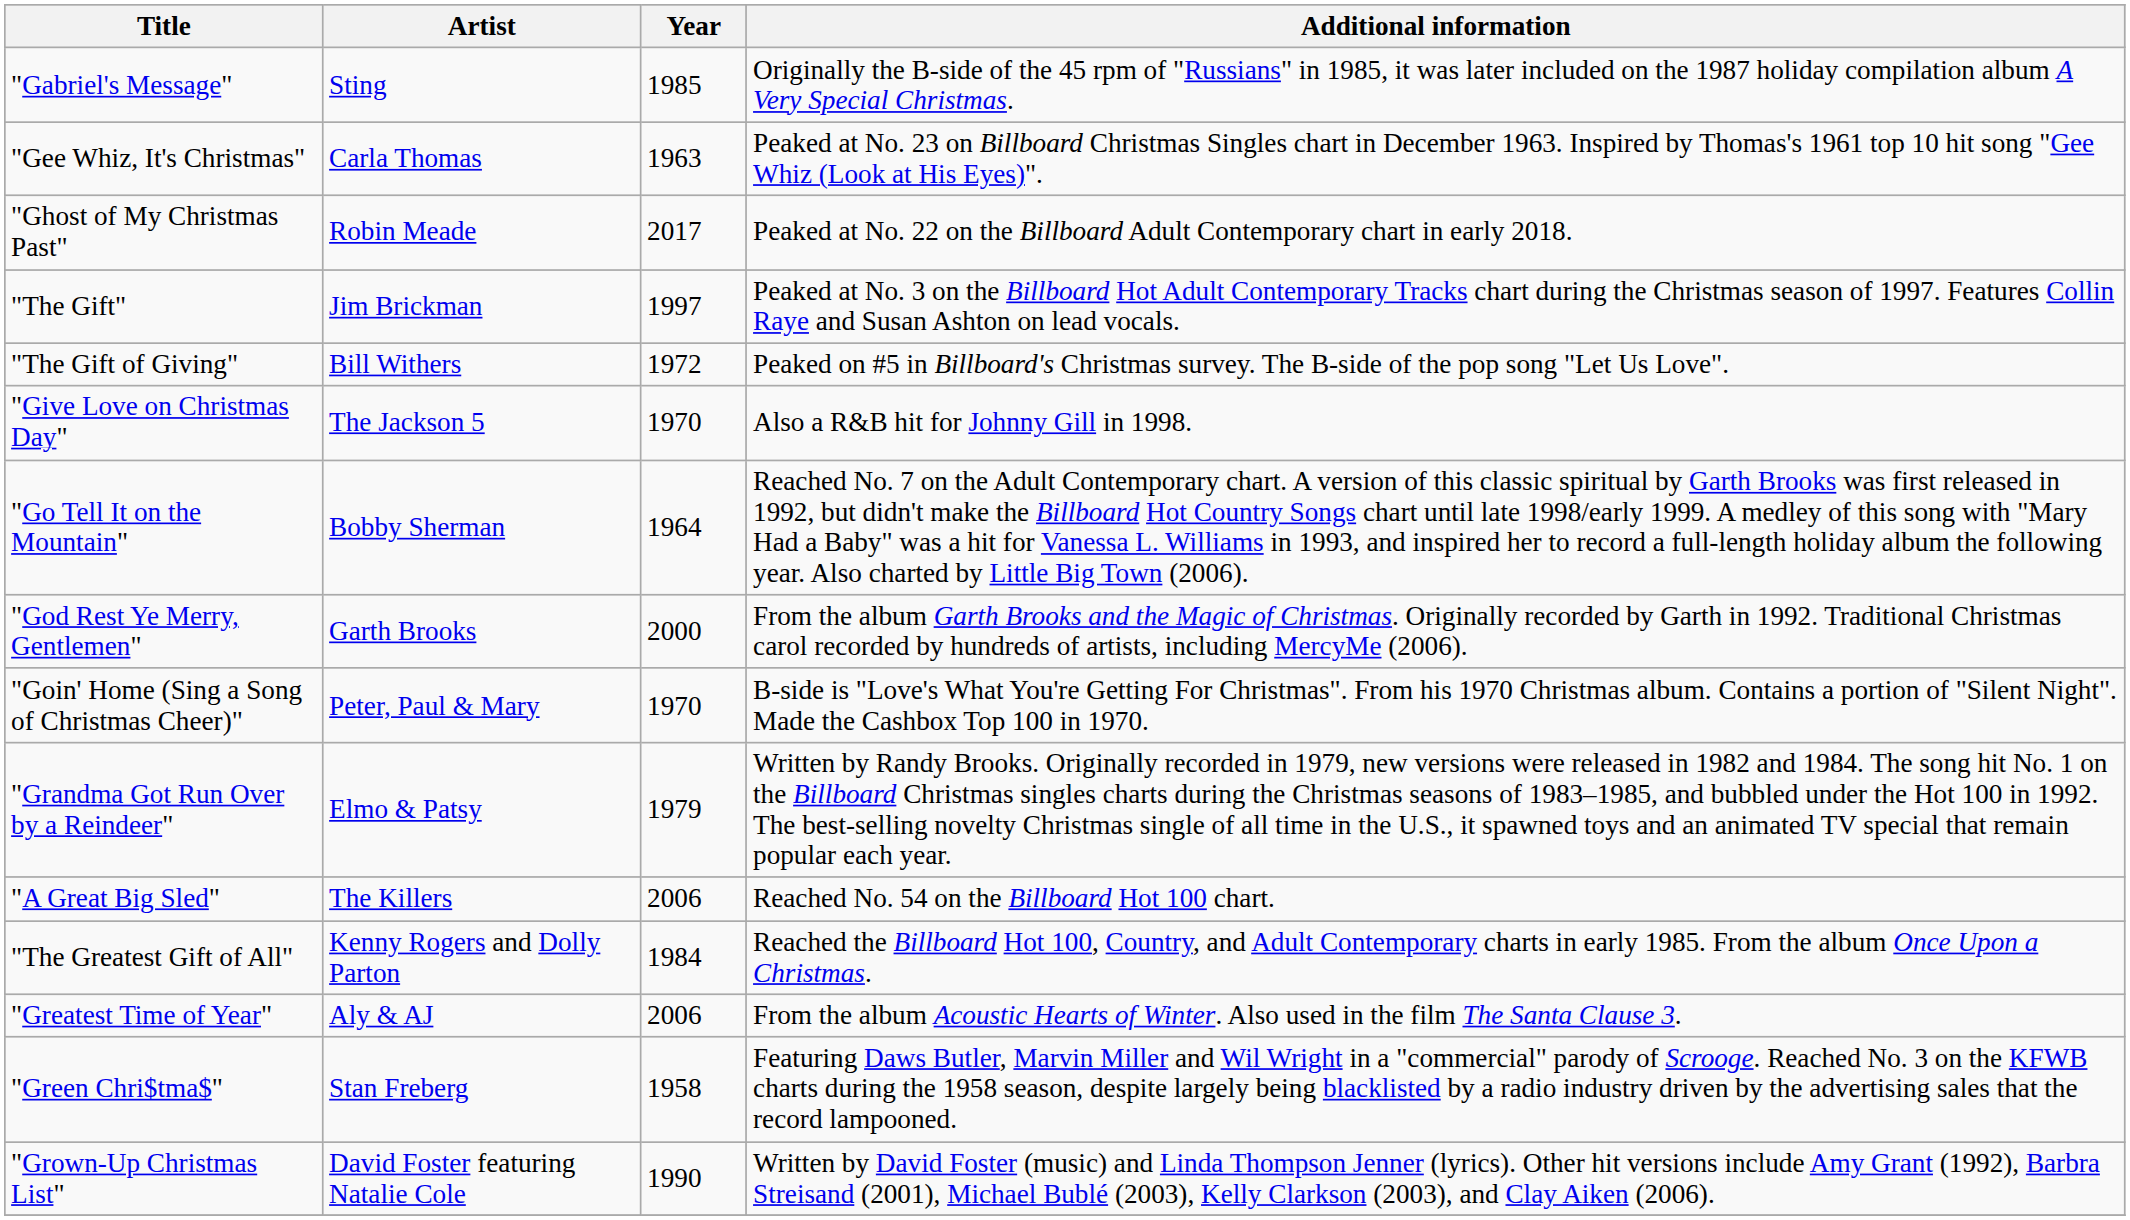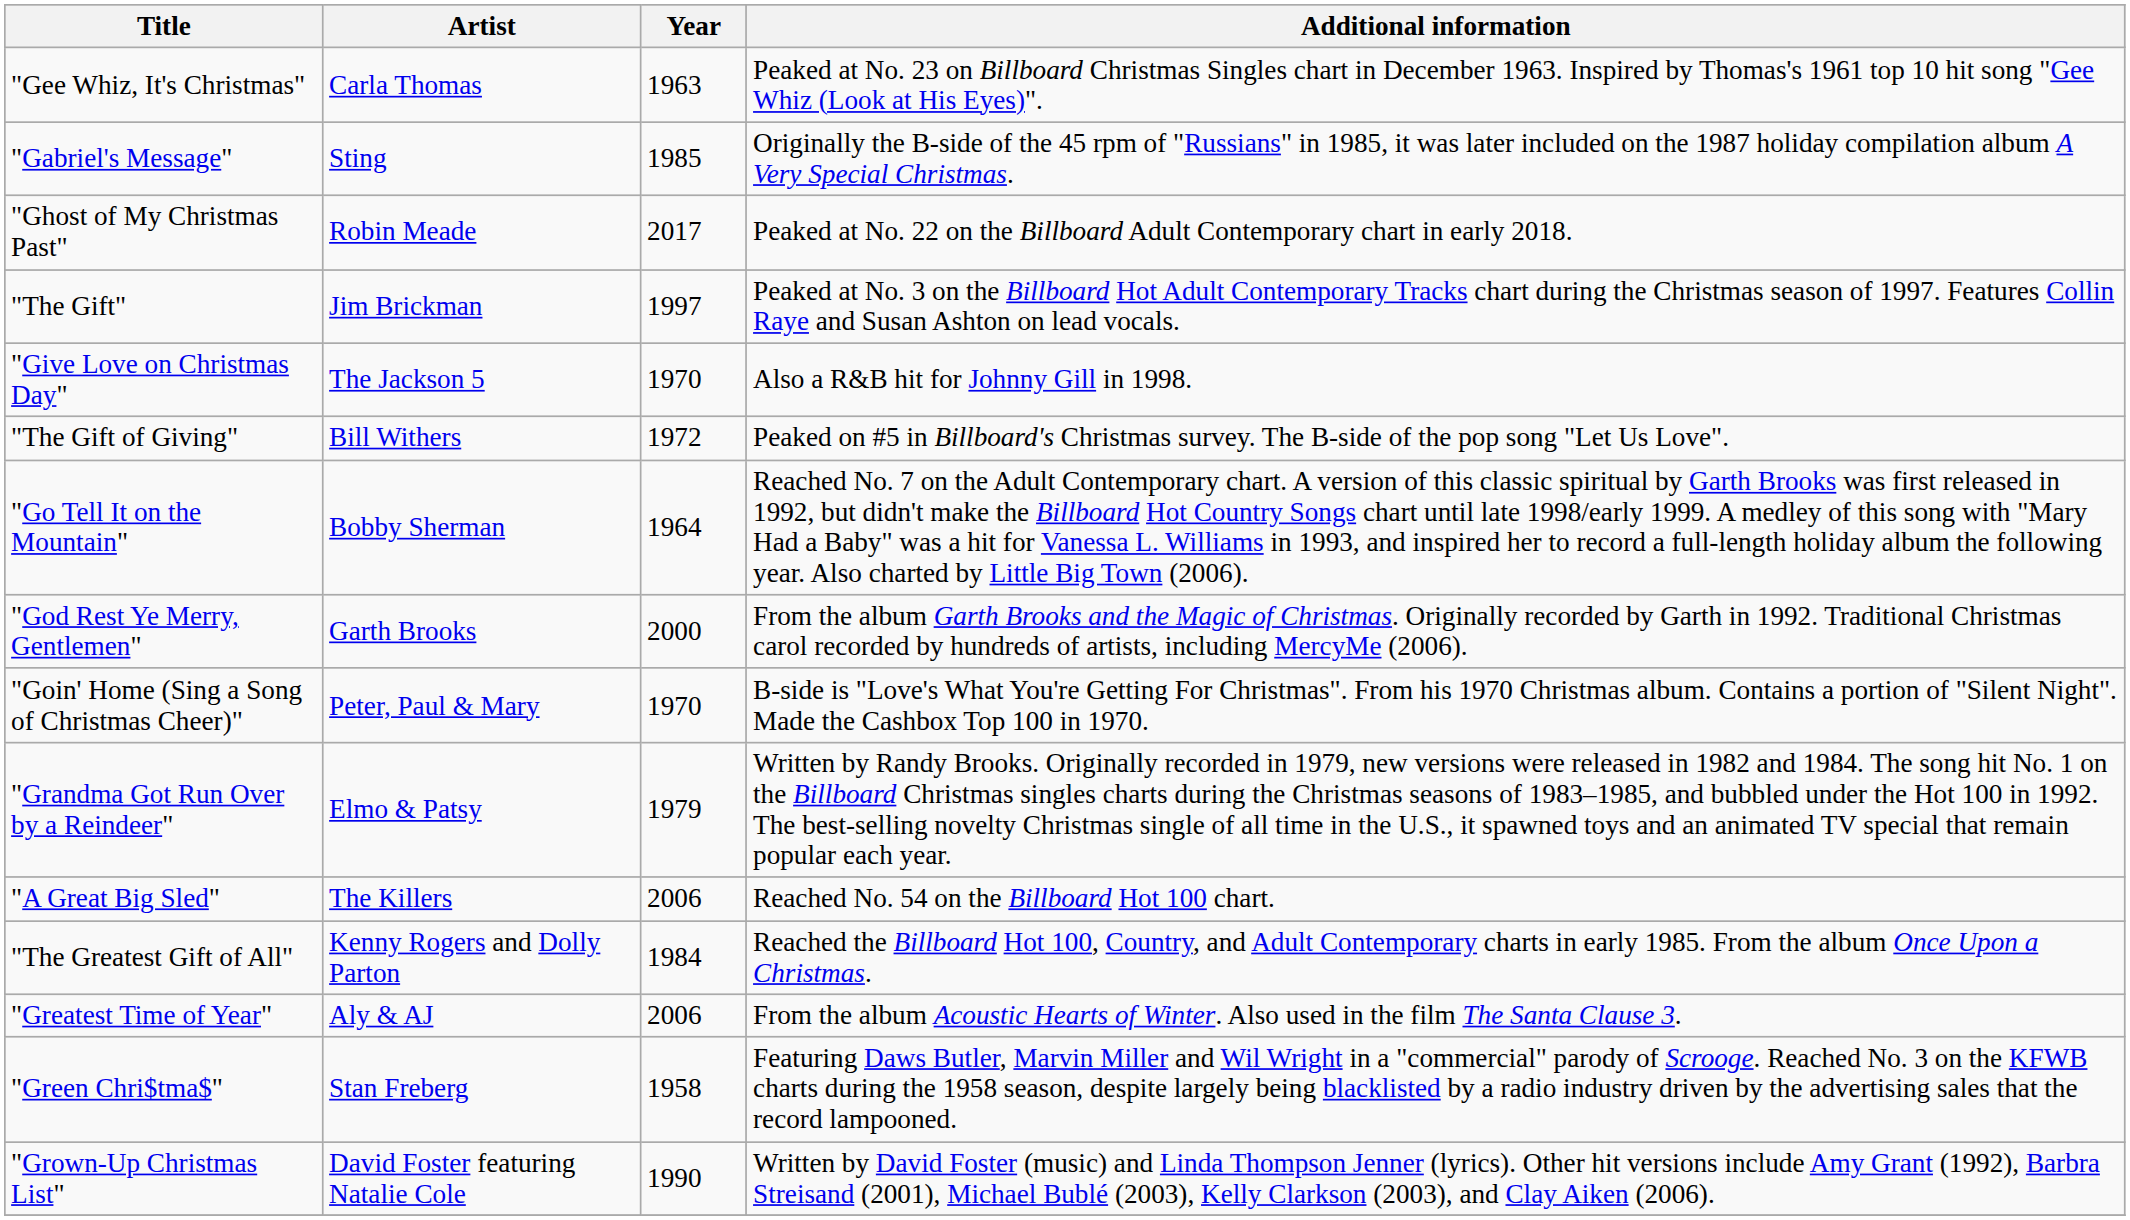rows swapped: (122, 84) <-> (158, 158)
rows swapped: (125, 364) <-> (150, 422)
